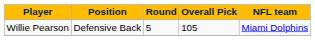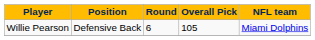(148, 27) 5 -> (148, 27) 6
